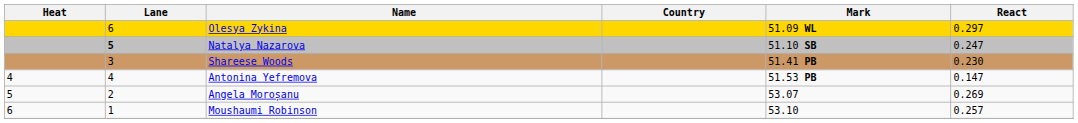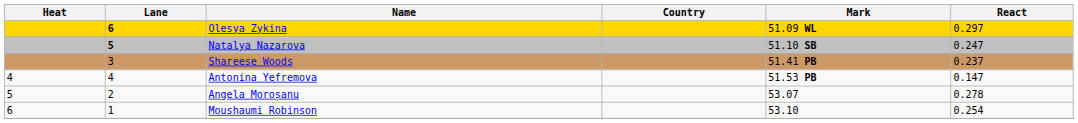(111, 29) normal -> (111, 29) bold
(968, 61) 0.230 -> (968, 61) 0.237
(968, 94) 0.269 -> (968, 94) 0.278
(968, 110) 0.257 -> (968, 110) 0.254
